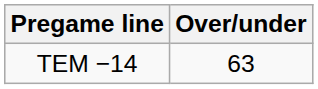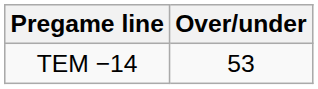(241, 63) 63 -> (241, 63) 53
